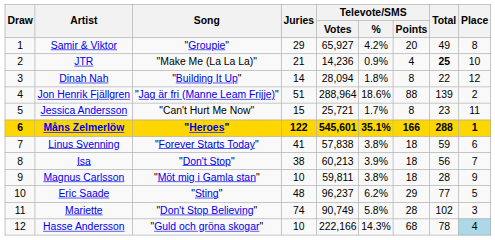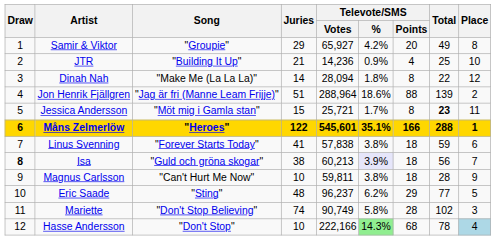(207, 62) "Make Me (La La La)" -> (207, 62) "Building It Up"
(444, 62) bold -> (444, 62) normal
(207, 78) "Building It Up" -> (207, 78) "Make Me (La La La)"
(207, 111) "Can't Hurt Me Now" -> (207, 111) "Möt mig i Gamla stan"
(444, 111) normal -> (444, 111) bold
(20, 161) normal -> (20, 161) bold
(207, 161) "Don't Stop" -> (207, 161) "Guld och gröna skogar"
(376, 161) no background -> (376, 161) lavender background
(207, 177) "Möt mig i Gamla stan" -> (207, 177) "Can't Hurt Me Now"
(207, 227) "Guld och gröna skogar" -> (207, 227) "Don't Stop"
(376, 227) no background -> (376, 227) lightgreen background
